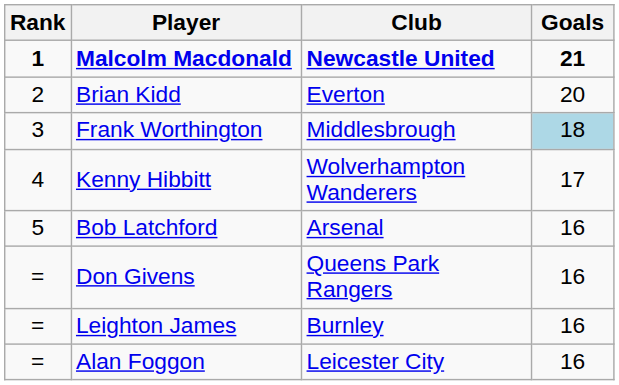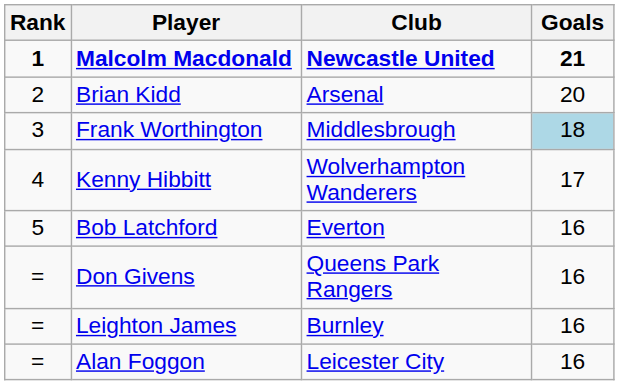(346, 94) Everton -> (345, 94) Arsenal
(345, 228) Arsenal -> (346, 228) Everton
